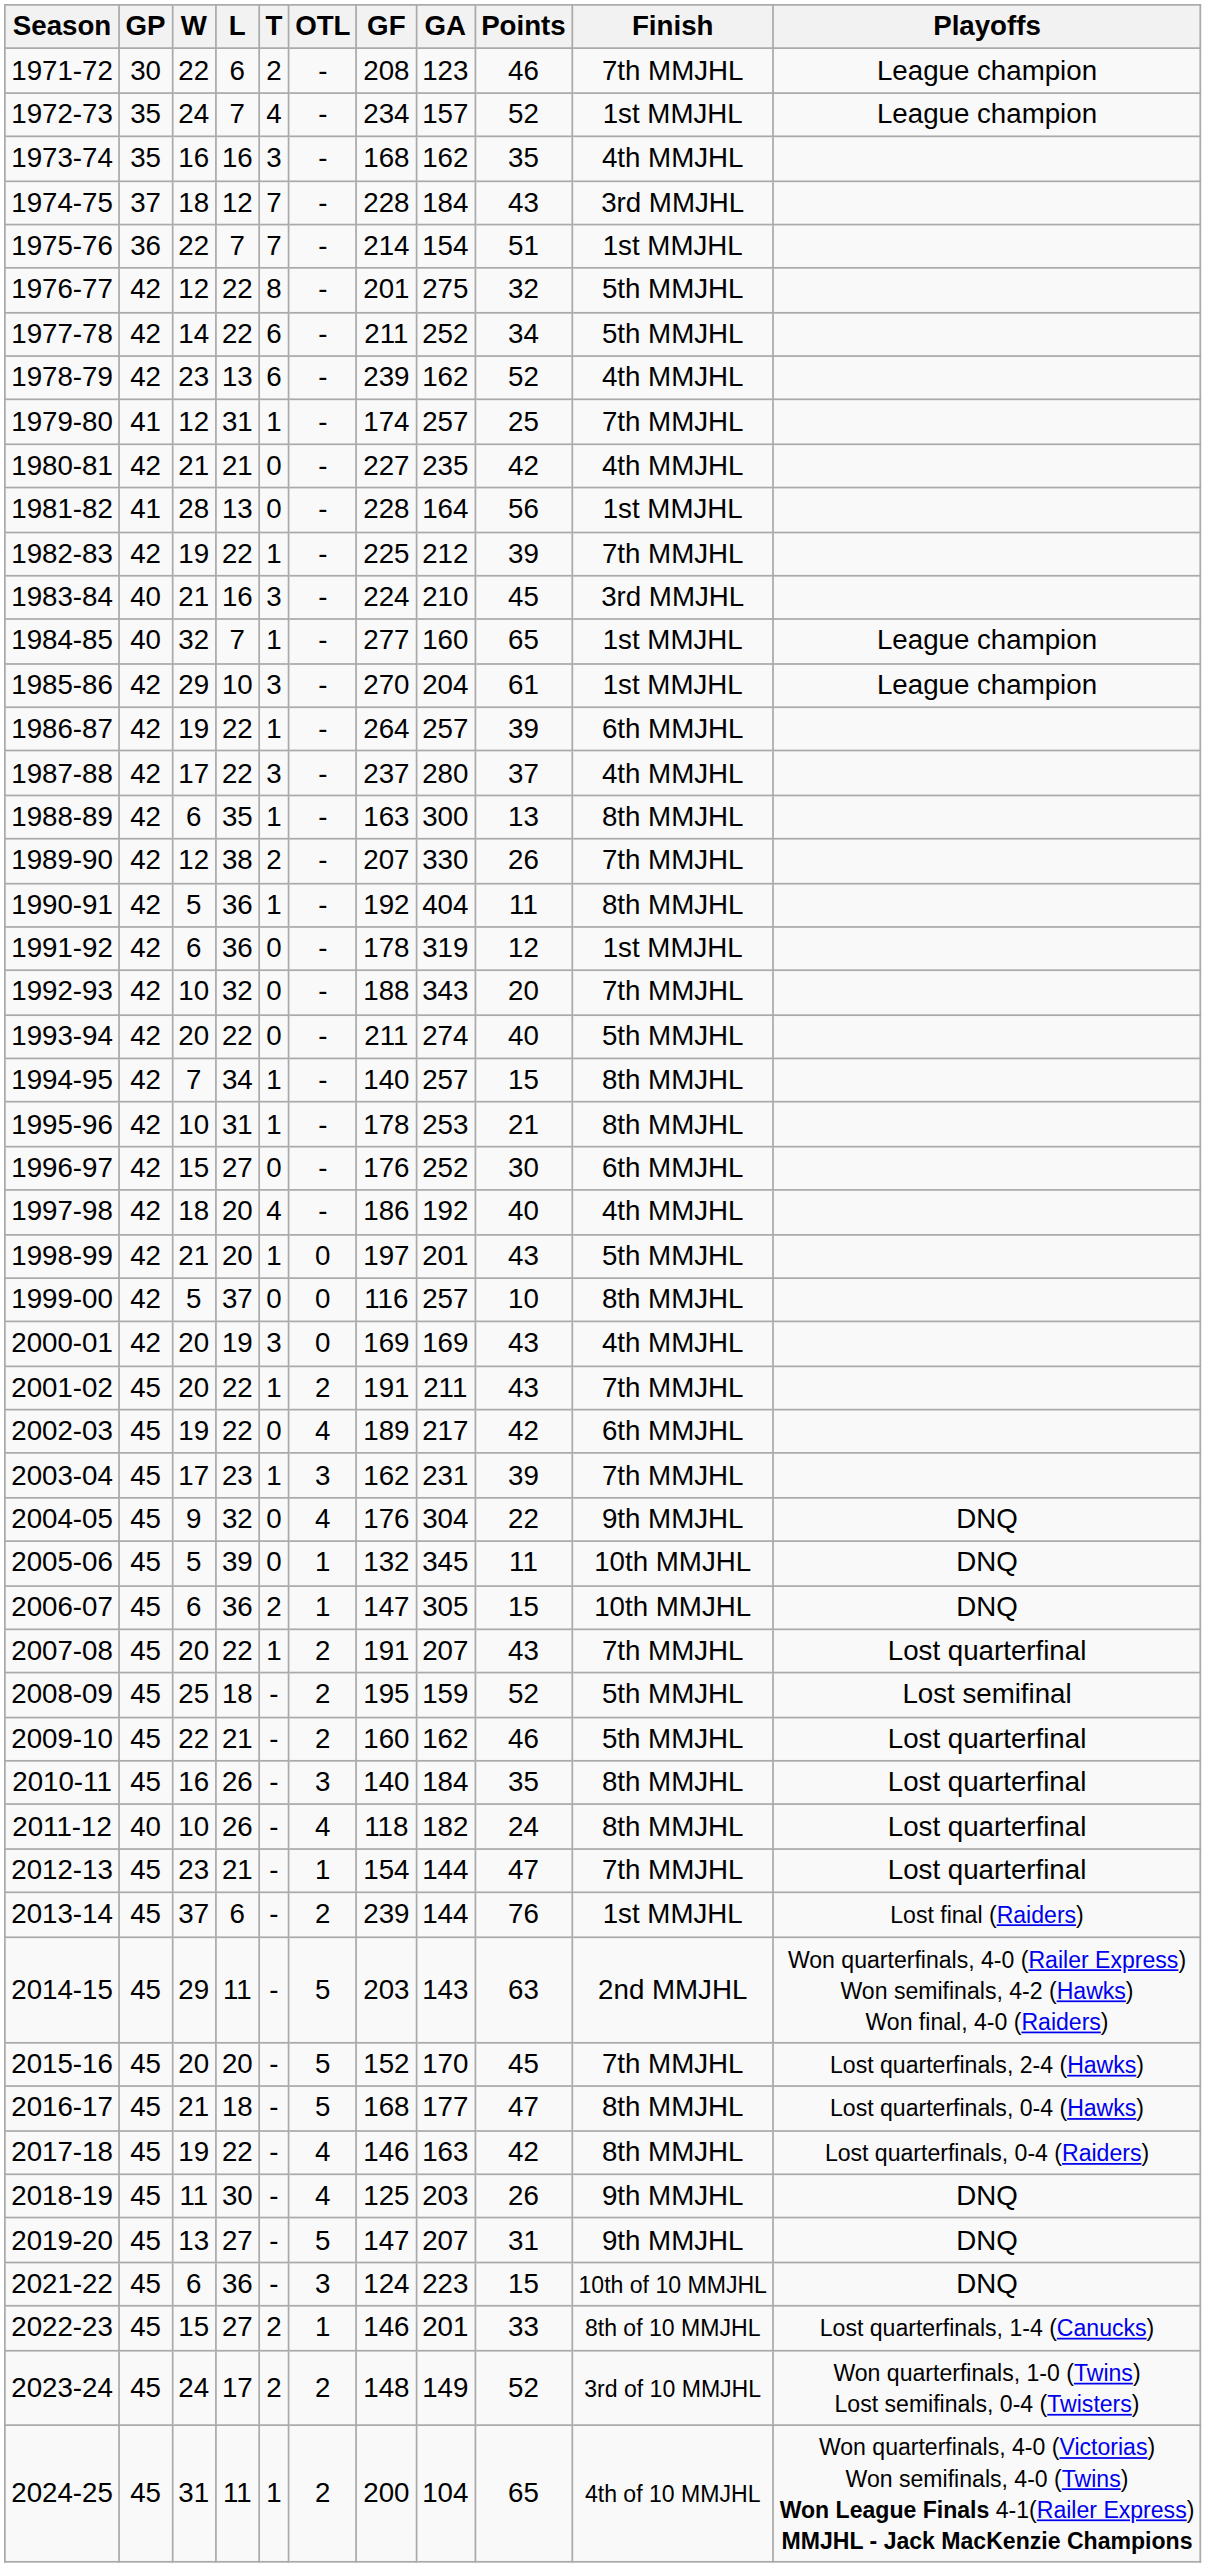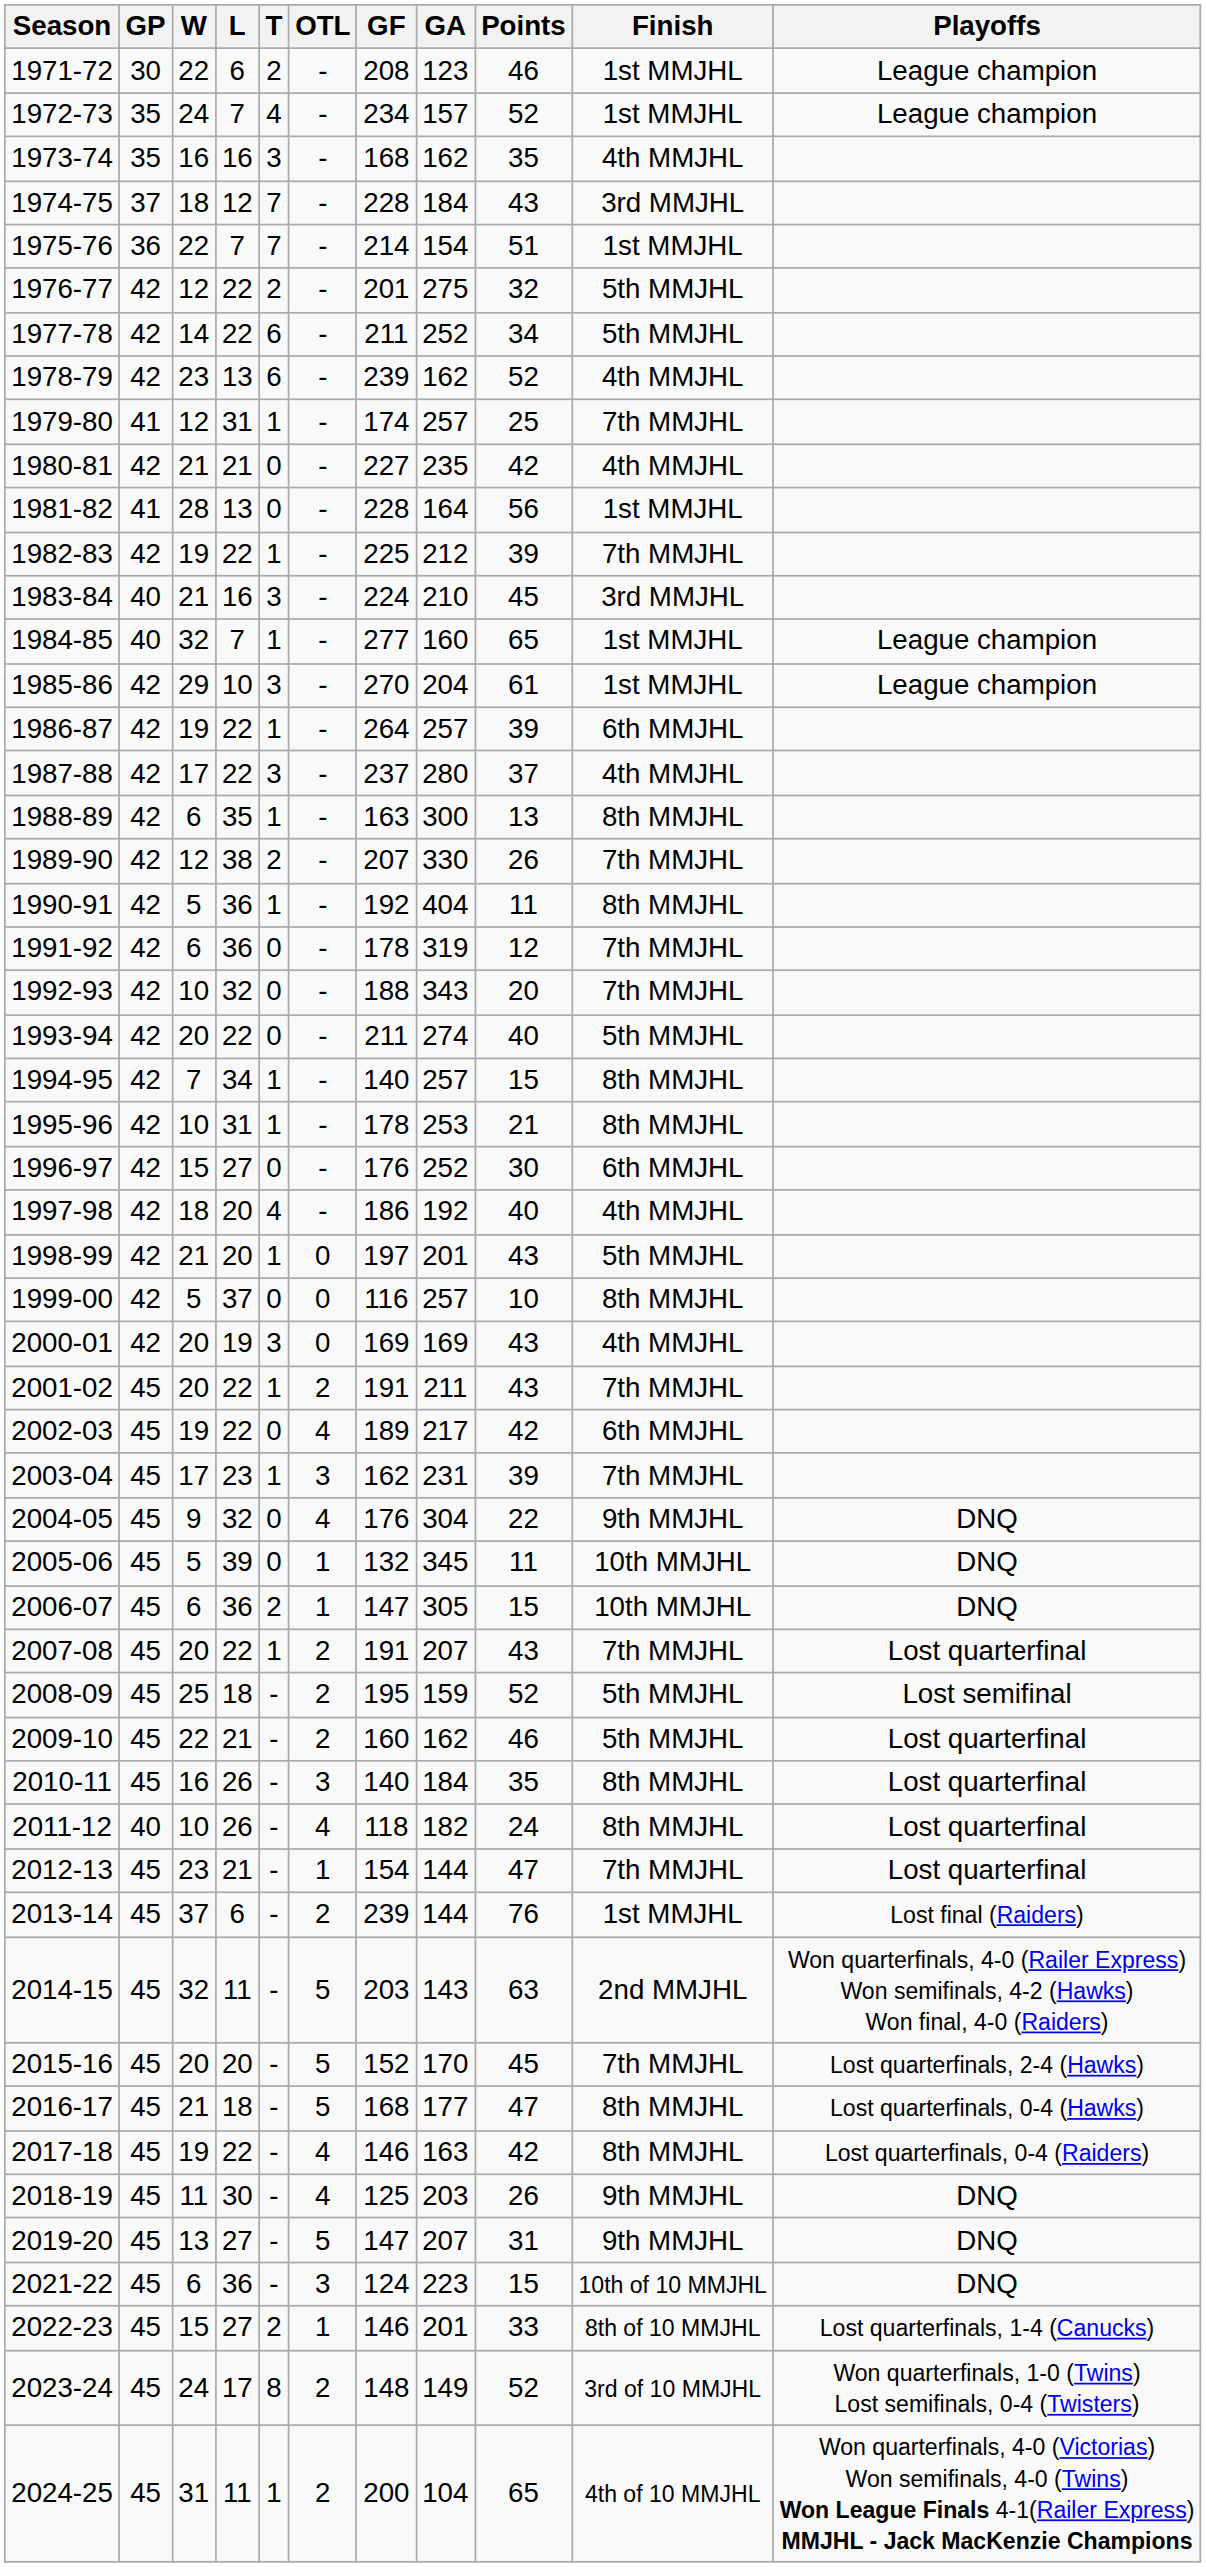(673, 70) 7th MMJHL -> (673, 70) 1st MMJHL
(274, 289) 8 -> (274, 289) 2
(673, 948) 1st MMJHL -> (673, 948) 7th MMJHL
(194, 1989) 29 -> (194, 1989) 32
(274, 2387) 2 -> (274, 2387) 8
